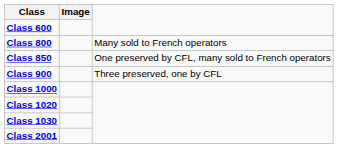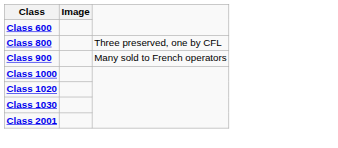(160, 43) Many sold to French operators -> (158, 43) Three preserved, one by CFL
- row: (29, 58)
(158, 74) Three preserved, one by CFL -> (160, 58) Many sold to French operators
